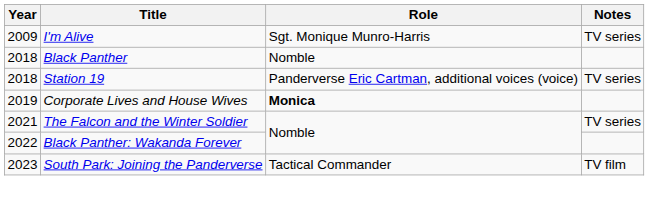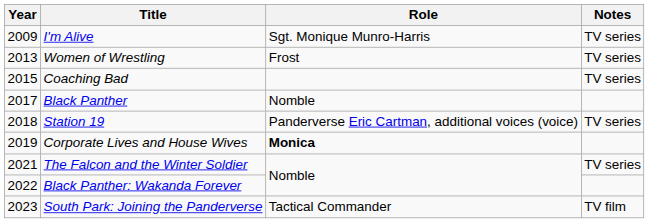+ row: (104, 57)
+ row: (86, 79)
(22, 57) 2018 -> (22, 100) 2017
